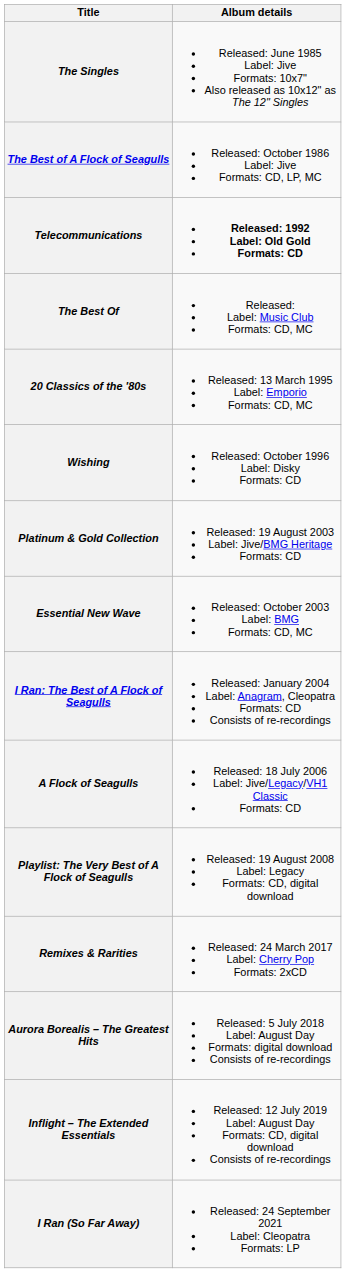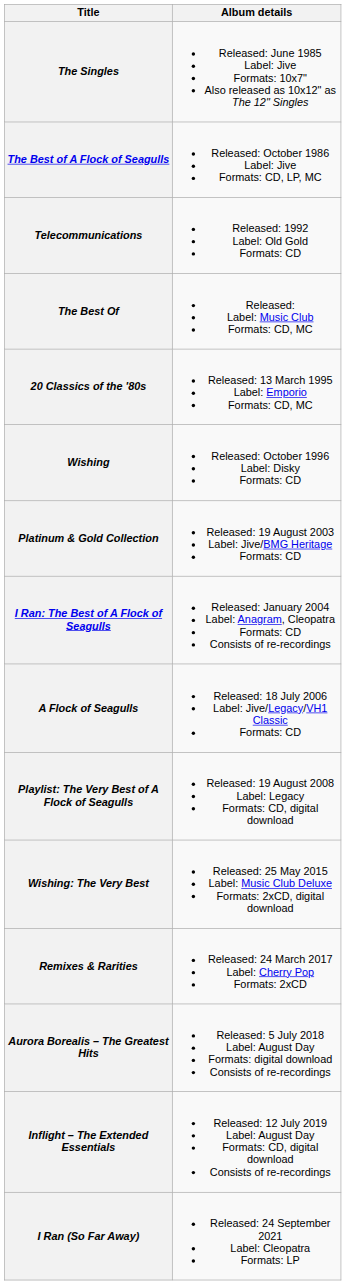(257, 242) bold -> (257, 242) normal
- row: (88, 614)
+ row: (88, 884)
